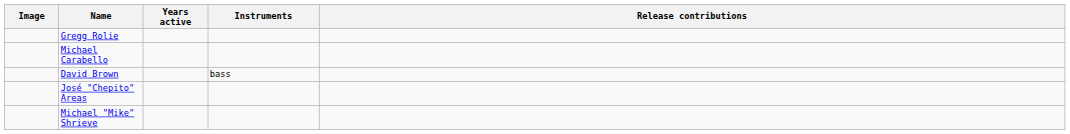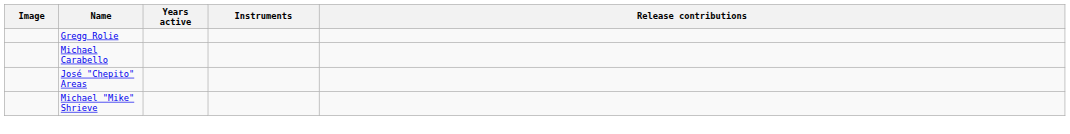- row: (90, 74)
